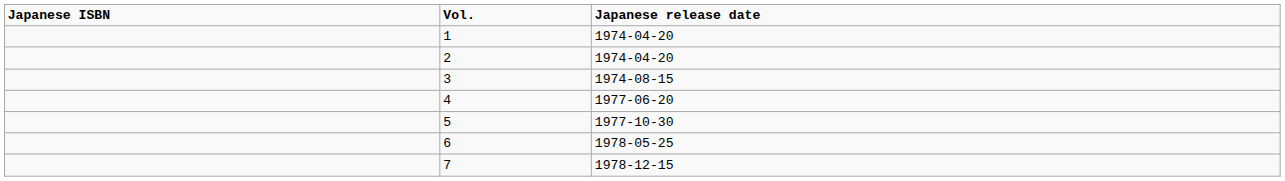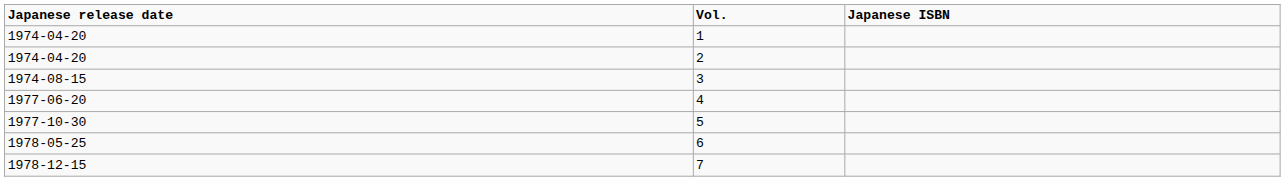columns swapped: (678, 15) <-> (59, 15)
